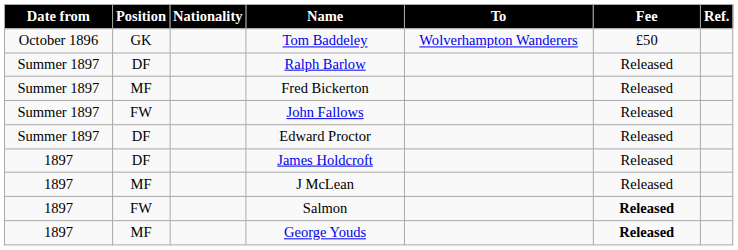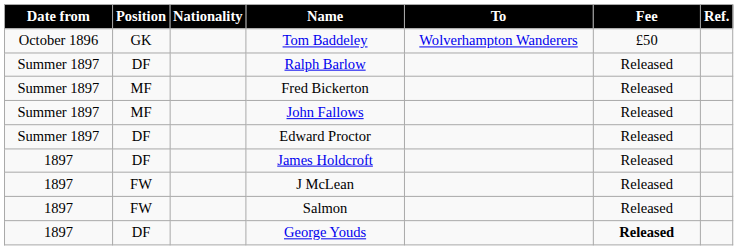(141, 112) FW -> (141, 112) MF
(141, 184) MF -> (141, 184) FW
(647, 208) bold -> (647, 208) normal
(141, 232) MF -> (141, 232) DF
